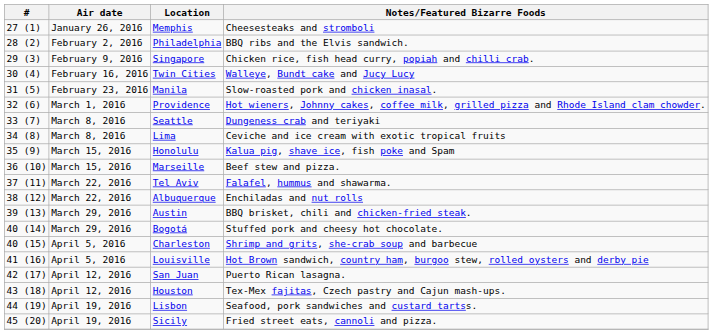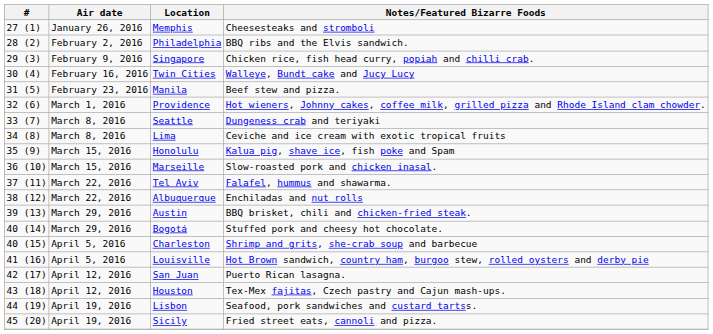(332, 89) Slow-roasted pork and chicken inasal. -> (283, 89) Beef stew and pizza.
(283, 167) Beef stew and pizza. -> (332, 167) Slow-roasted pork and chicken inasal.
